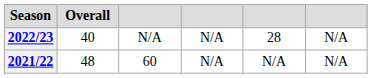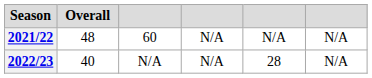rows swapped: (31, 61) <-> (31, 38)
